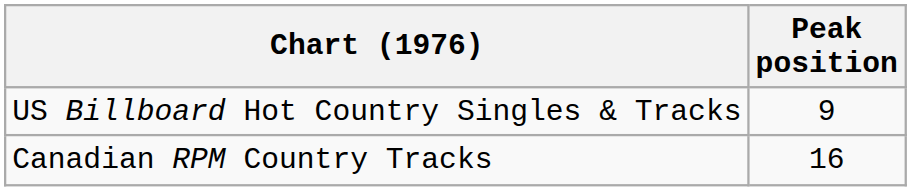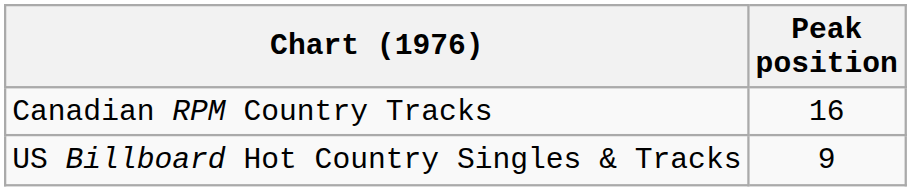rows swapped: (377, 112) <-> (252, 160)
